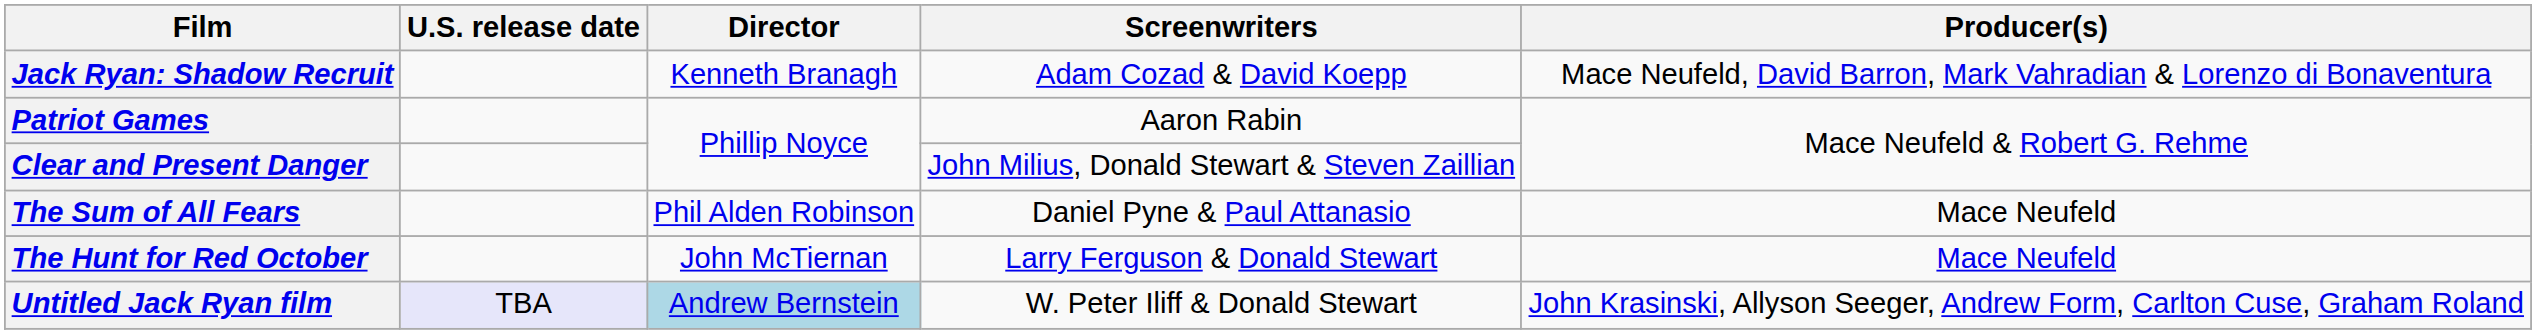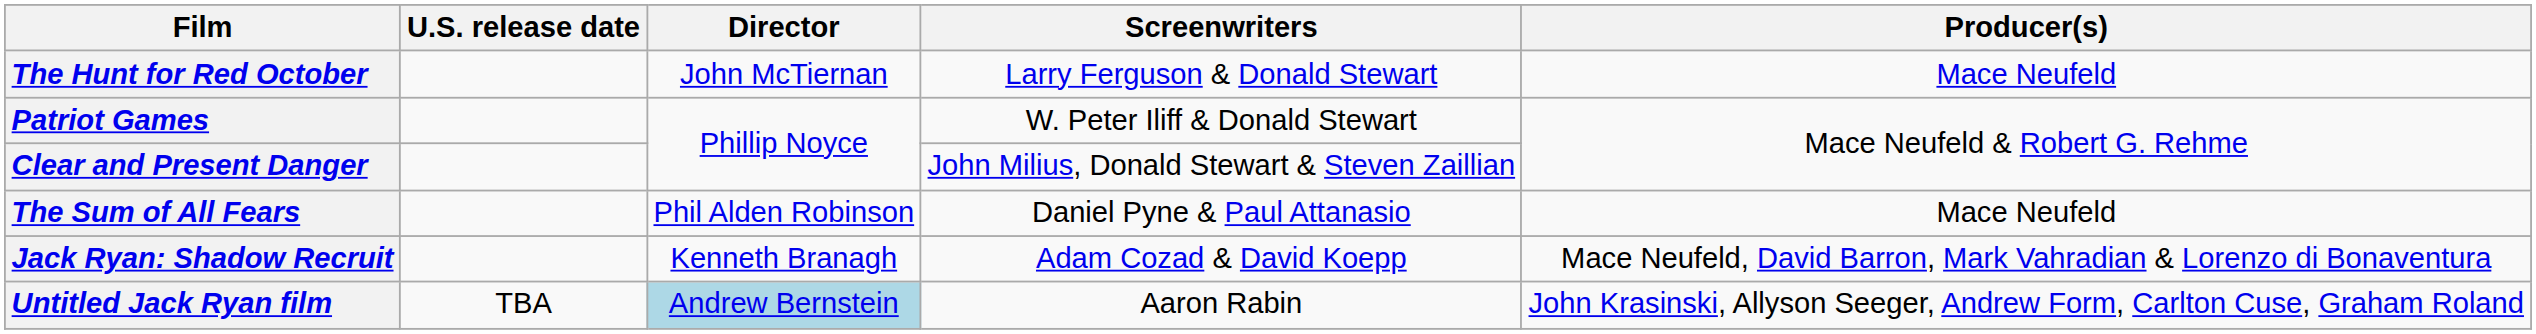rows swapped: (190, 258) <-> (203, 73)
(1221, 119) Aaron Rabin -> (1221, 119) W. Peter Iliff & Donald Stewart
(523, 304) lavender background -> (523, 304) no background
(1221, 304) W. Peter Iliff & Donald Stewart -> (1221, 304) Aaron Rabin
